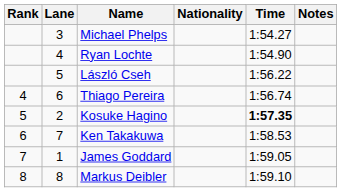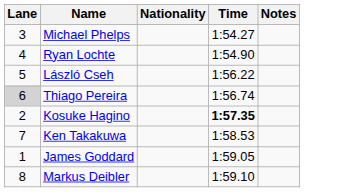- column: (23, 14)
(59, 95) no background -> (22, 95) lightgrey background
